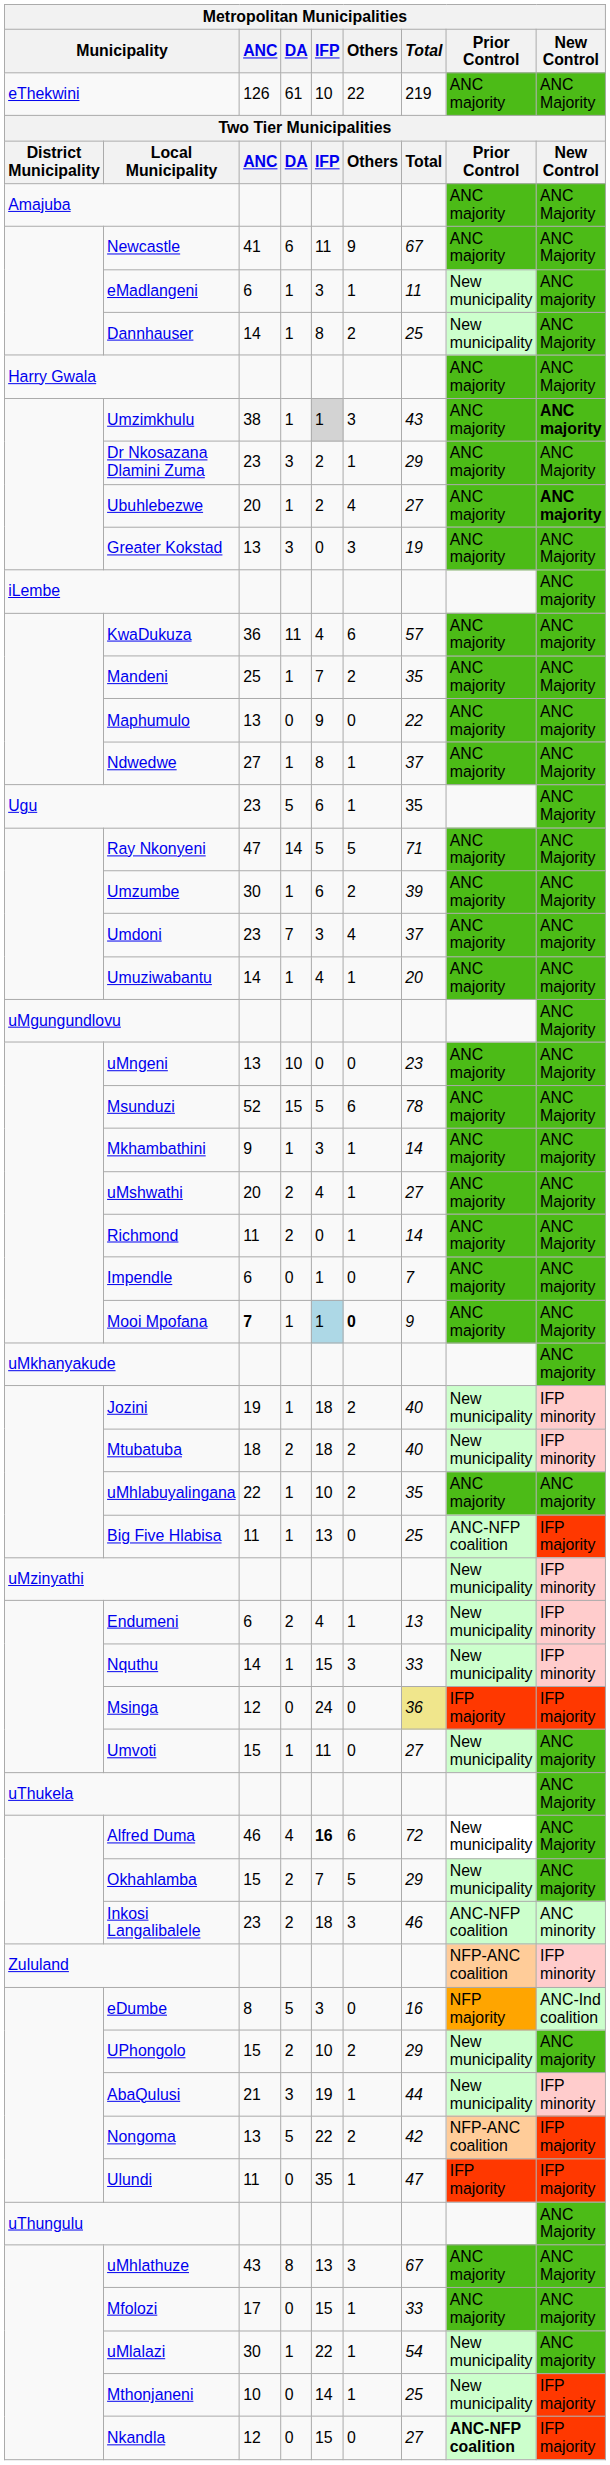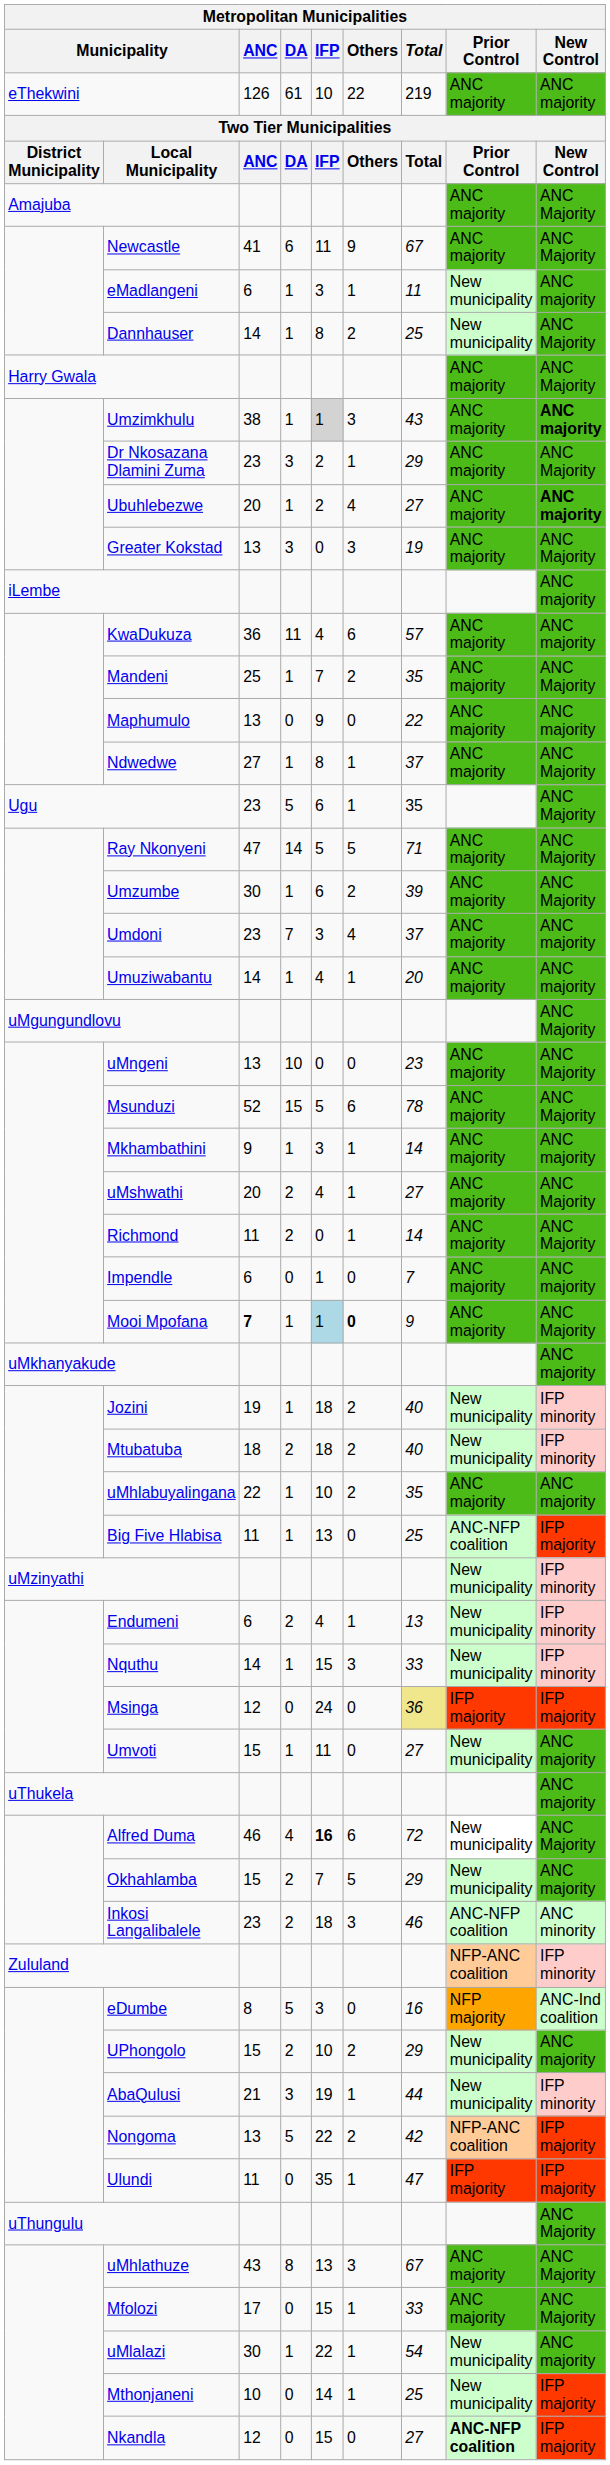(568, 94) ANC Majority -> (568, 94) ANC majority
(568, 1793) ANC Majority -> (568, 1793) ANC majority
(568, 2309) ANC majority -> (568, 2309) ANC Majority
